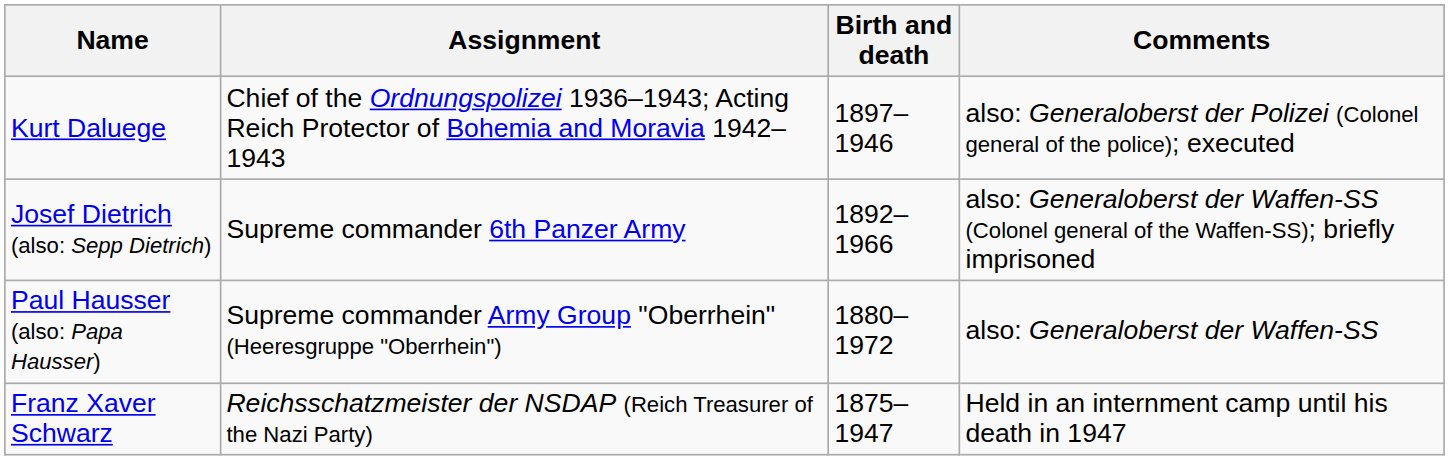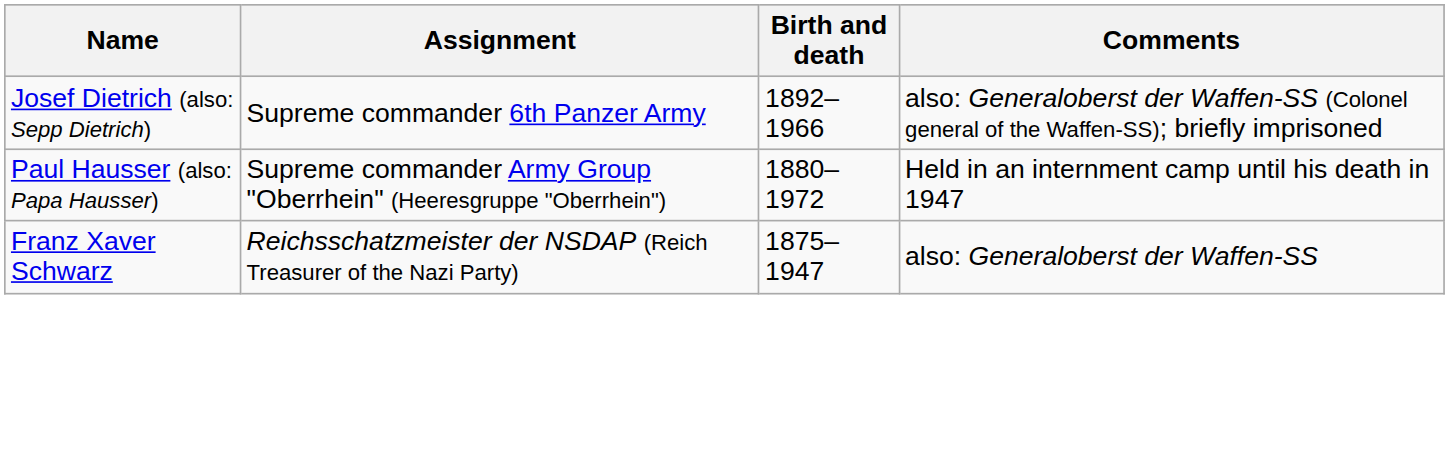- row: (88, 127)
(1172, 331) also: Generaloberst der Waffen-SS -> (1167, 184) Held in an internment camp until his death in 1947
(1177, 418) Held in an internment camp until his death in 1947 -> (1112, 256) also: Generaloberst der Waffen-SS
